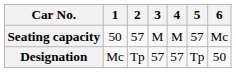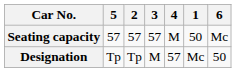columns swapped: (115, 15) <-> (197, 15)
(158, 36) M -> (155, 36) 57
(158, 57) 57 -> (155, 57) M
